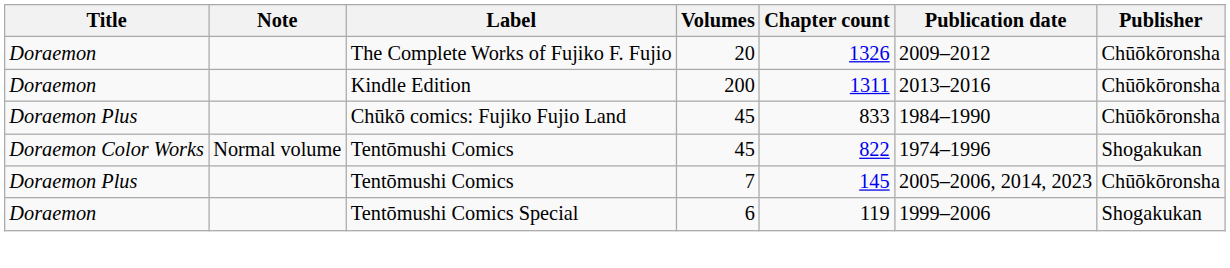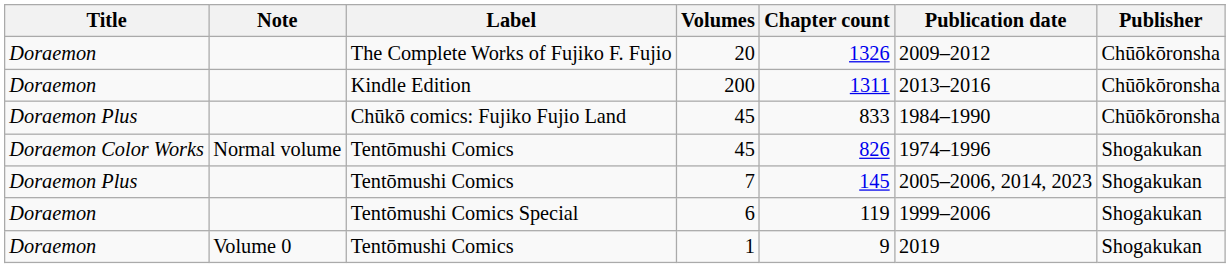(874, 149) 822 -> (874, 149) 826
(1161, 181) Chūōkōronsha -> (1152, 181) Shogakukan
+ row: (432, 246)
